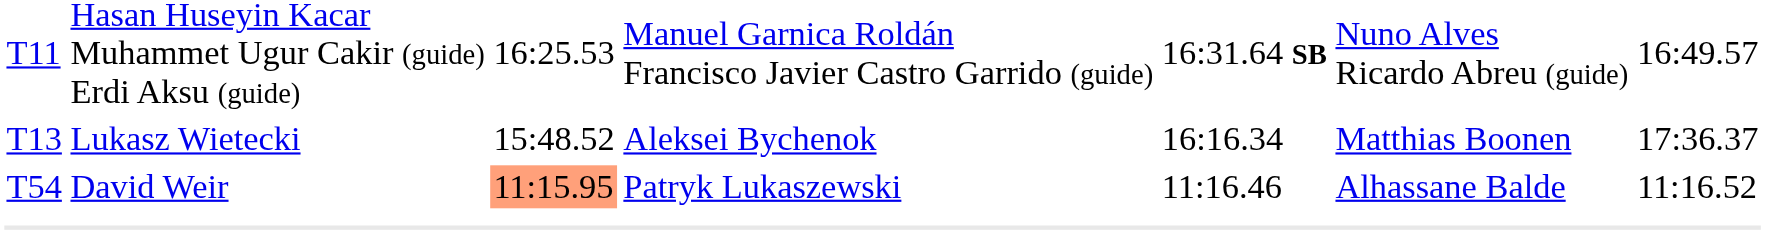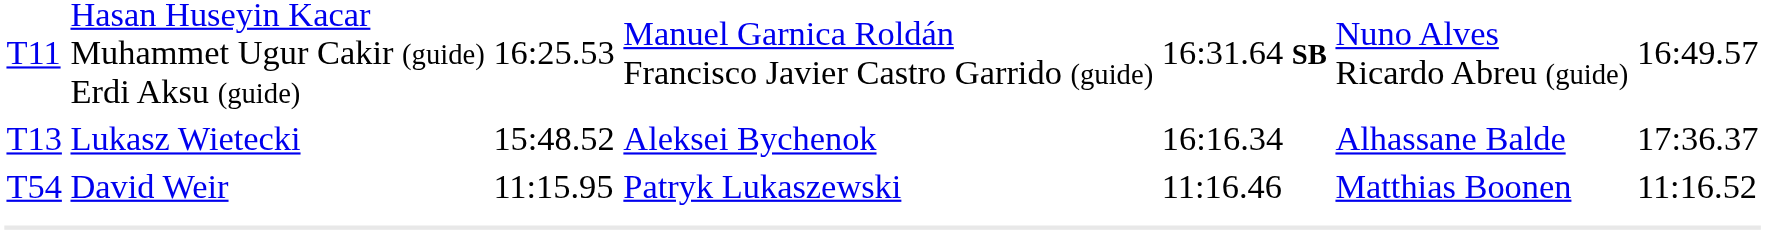(1453, 138) Matthias Boonen -> (1451, 138) Alhassane Balde
(553, 186) lightsalmon background -> (553, 186) no background
(1451, 186) Alhassane Balde -> (1453, 186) Matthias Boonen
